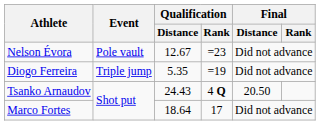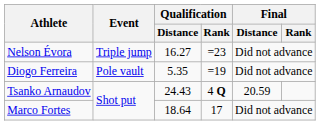(120, 52) Pole vault -> (124, 52) Triple jump
(178, 52) 12.67 -> (178, 52) 16.27
(124, 72) Triple jump -> (120, 72) Pole vault
(257, 91) 20.50 -> (257, 91) 20.59
